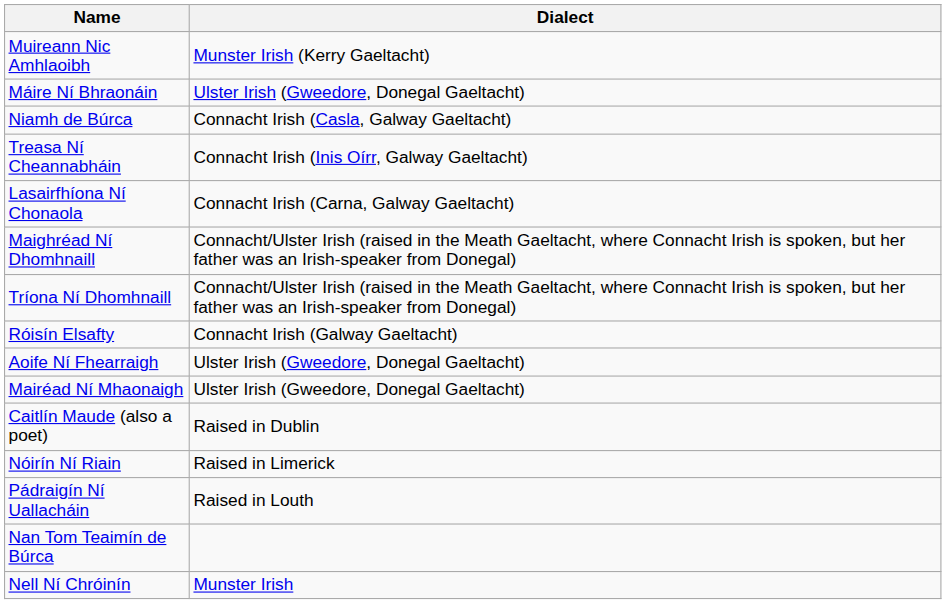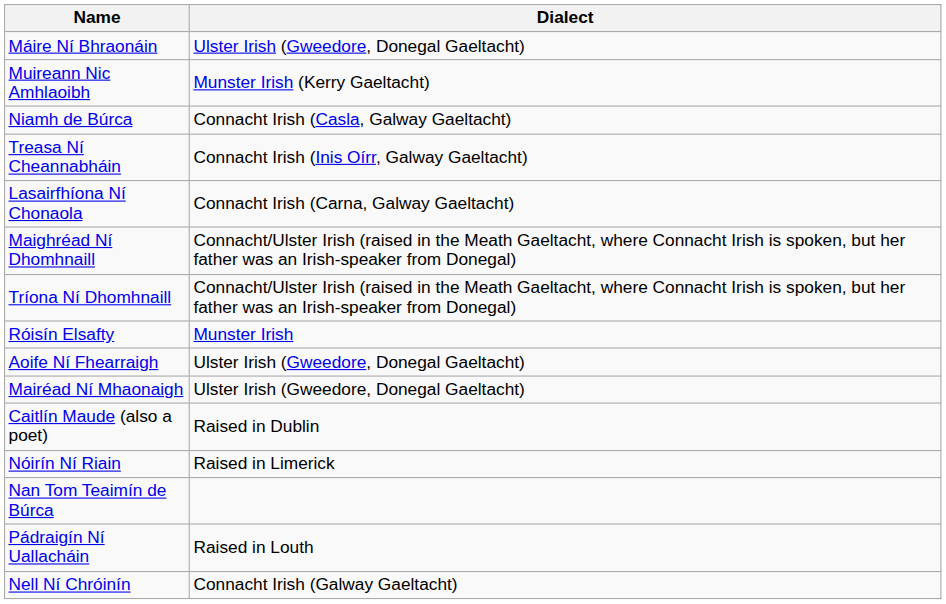rows swapped: (59, 55) <-> (83, 92)
(326, 334) Connacht Irish (Galway Gaeltacht) -> (243, 334) Munster Irish
rows swapped: (87, 547) <-> (57, 500)
(243, 584) Munster Irish -> (326, 584) Connacht Irish (Galway Gaeltacht)
